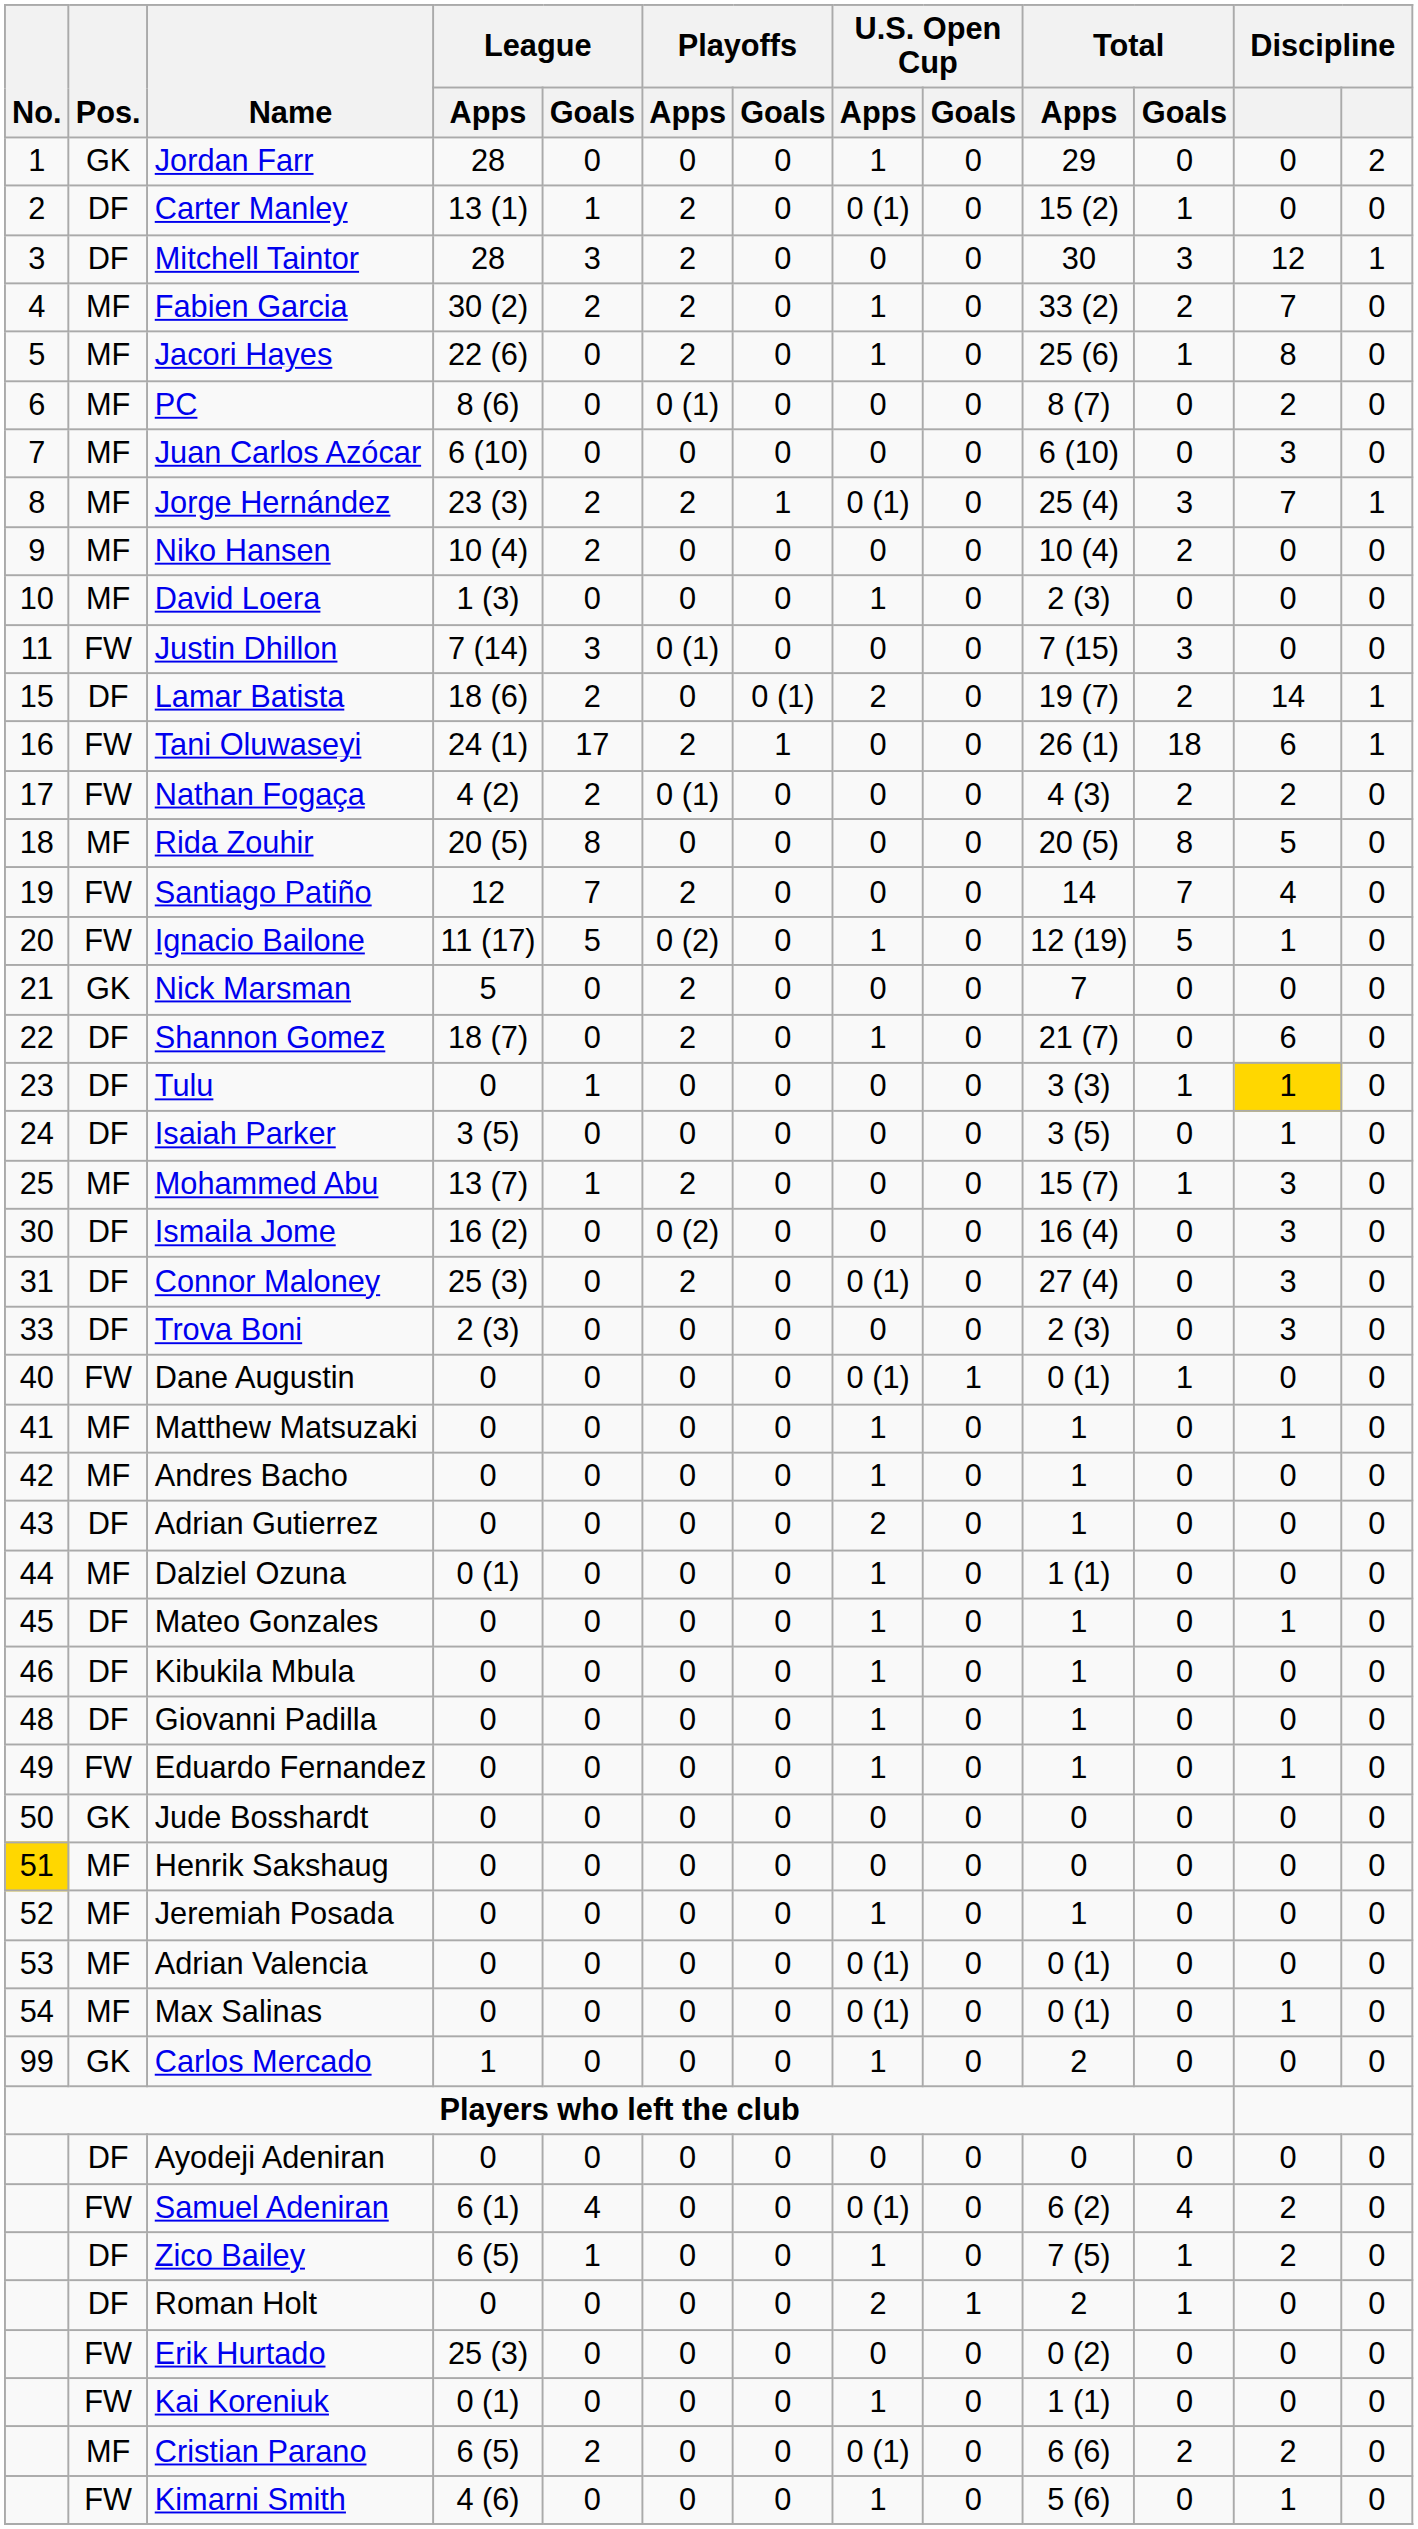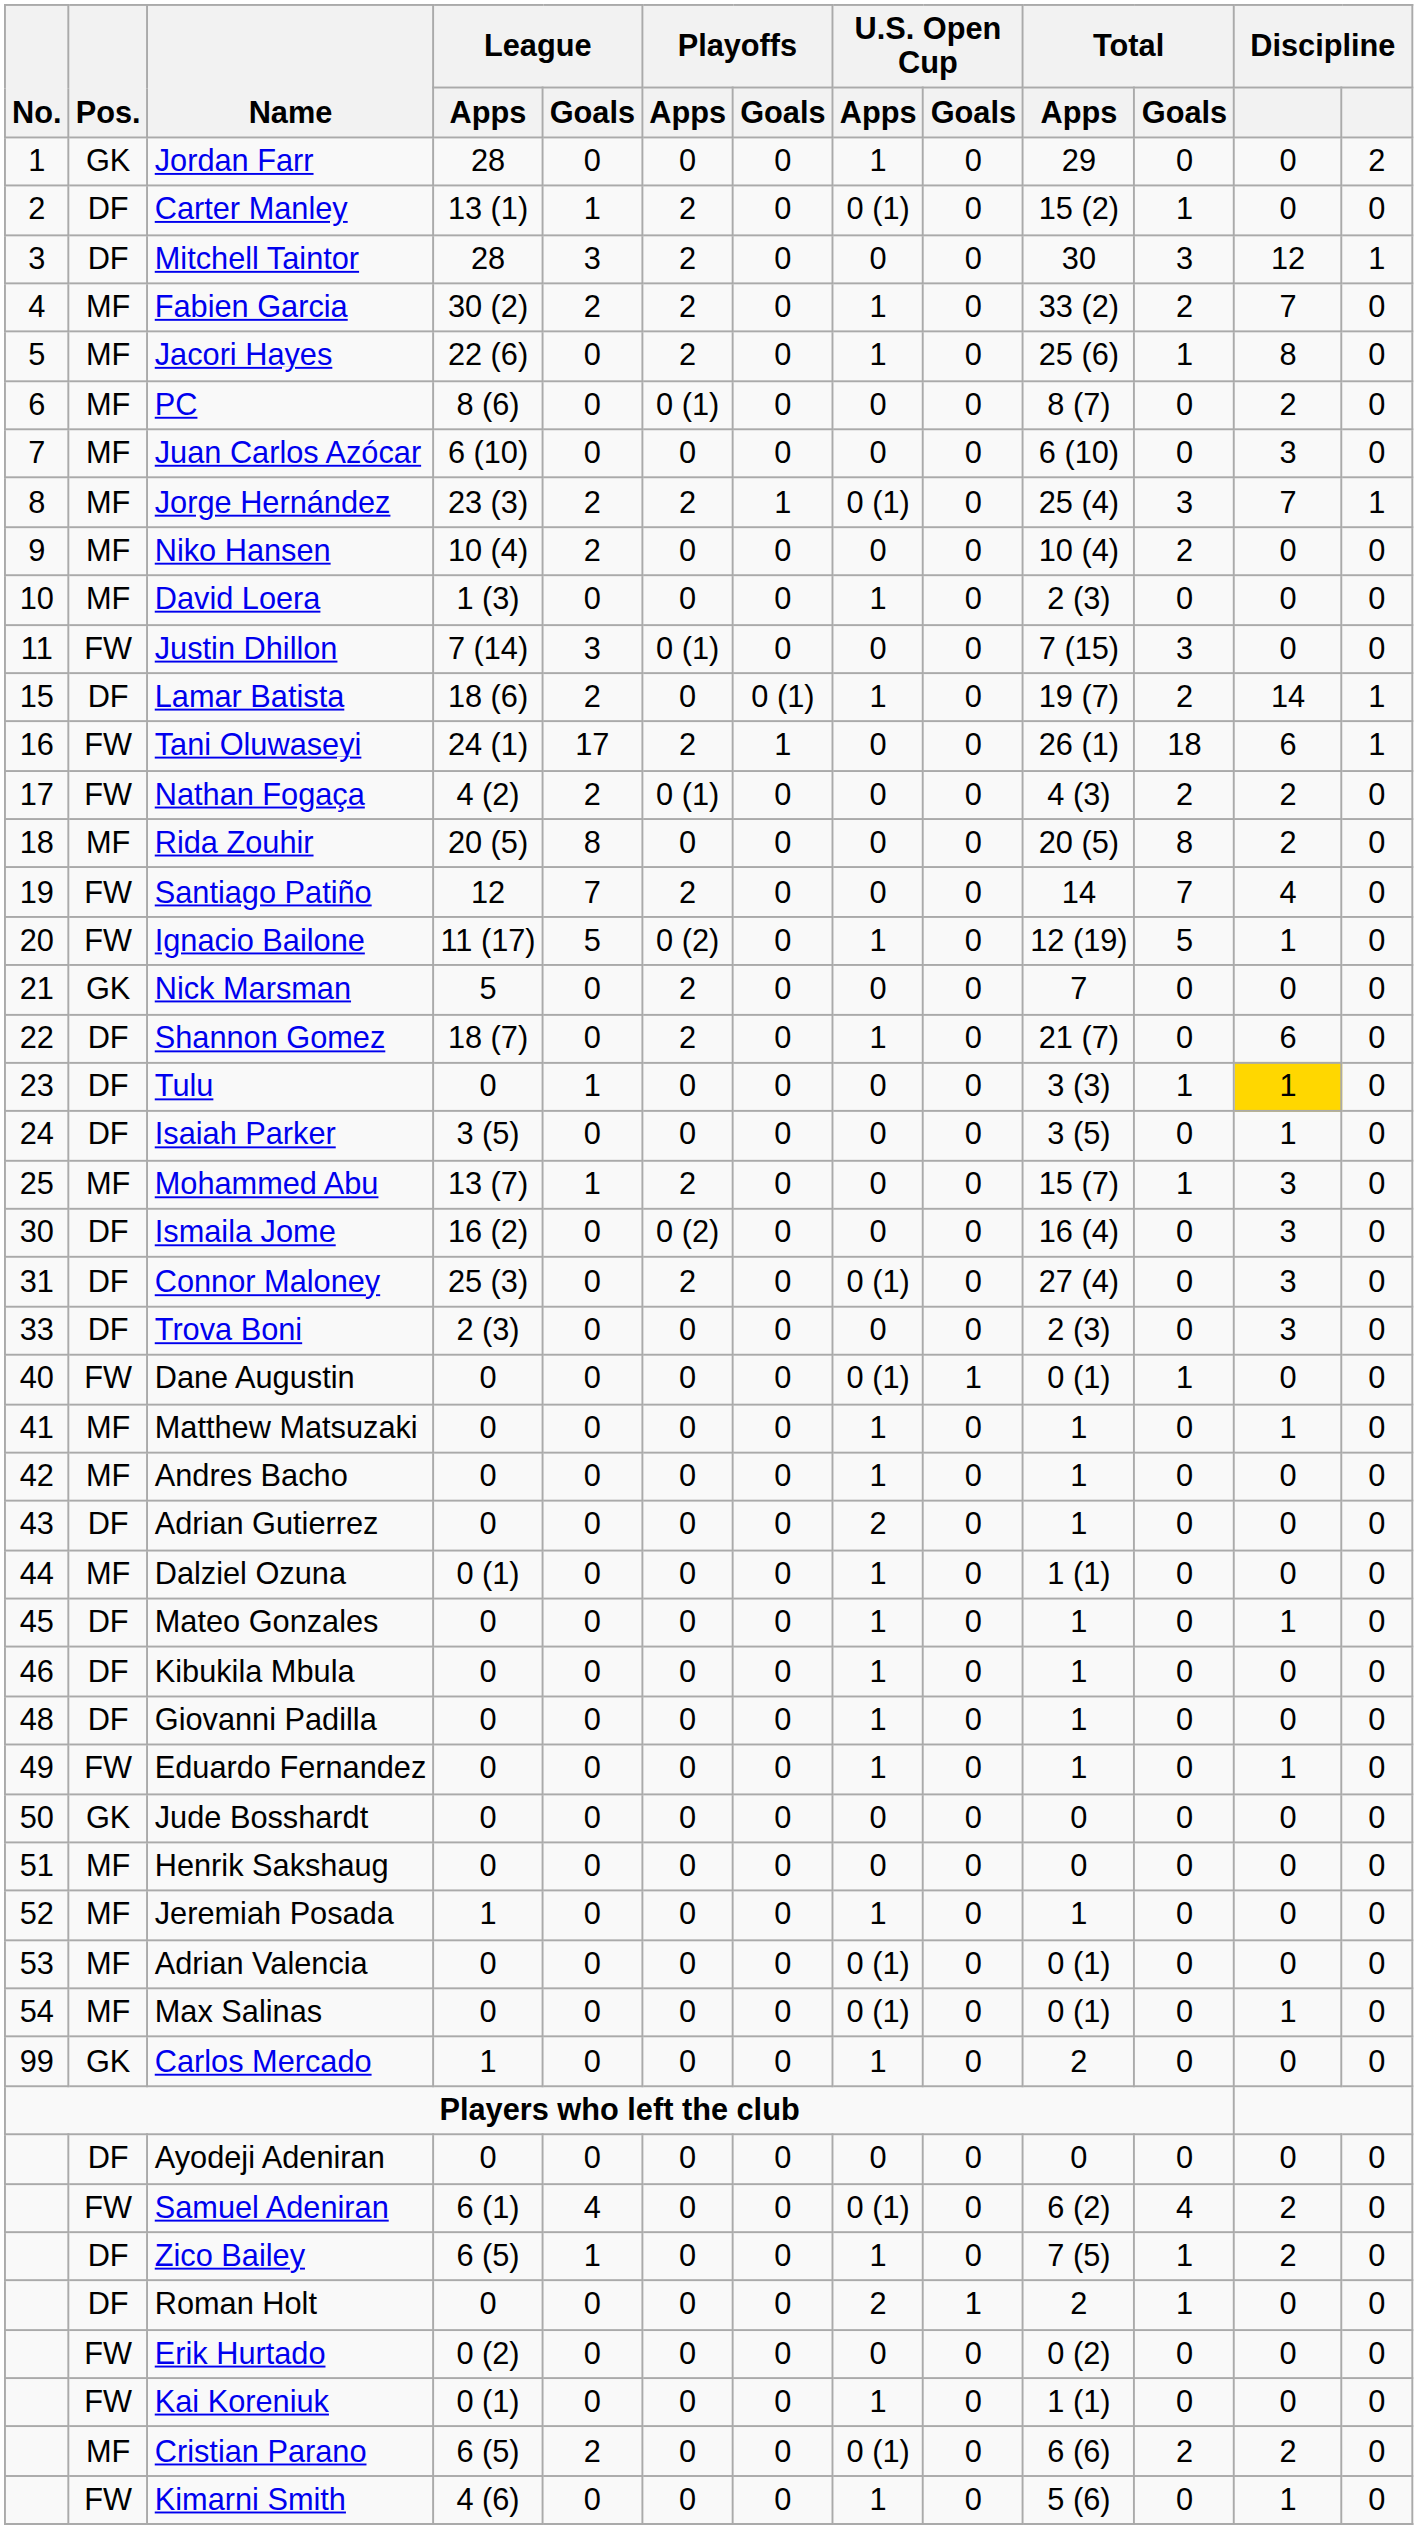(878, 696) 2 -> (878, 696) 1
(1288, 842) 5 -> (1288, 842) 2
(37, 1866) gold background -> (37, 1866) no background
(488, 1914) 0 -> (488, 1914) 1
(488, 2353) 25 (3) -> (488, 2353) 0 (2)
